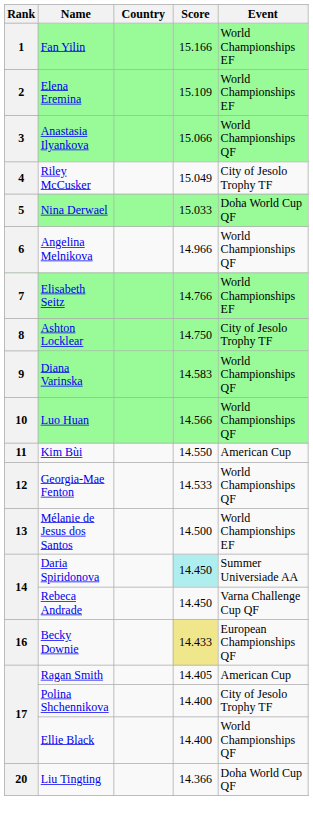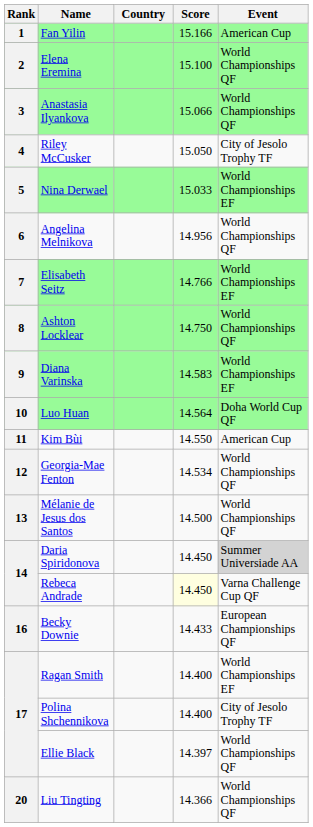(258, 46) World Championships EF -> (256, 33) American Cup
(195, 92) 15.109 -> (195, 65) 15.100
(258, 92) World Championships EF -> (258, 65) World Championships QF
(195, 177) 15.049 -> (195, 150) 15.050
(261, 210) Doha World Cup QF -> (258, 190) World Championships EF
(195, 249) 14.966 -> (195, 236) 14.956
(254, 335) City of Jesolo Trophy TF -> (258, 328) World Championships QF
(258, 374) World Championships QF -> (258, 374) World Championships EF
(195, 420) 14.566 -> (195, 413) 14.564
(258, 420) World Championships QF -> (261, 413) Doha World Cup QF
(195, 485) 14.533 -> (195, 471) 14.534
(258, 531) World Championships EF -> (258, 517) World Championships QF
(195, 570) paleturquoise background -> (195, 557) no background
(259, 570) no background -> (259, 557) lightgrey background
(195, 603) no background -> (195, 589) lightyellow background
(195, 642) khaki background -> (195, 629) no background
(195, 675) 14.405 -> (195, 675) 14.400
(256, 675) American Cup -> (258, 675) World Championships EF
(195, 740) 14.400 -> (195, 753) 14.397
(261, 779) Doha World Cup QF -> (258, 799) World Championships QF
